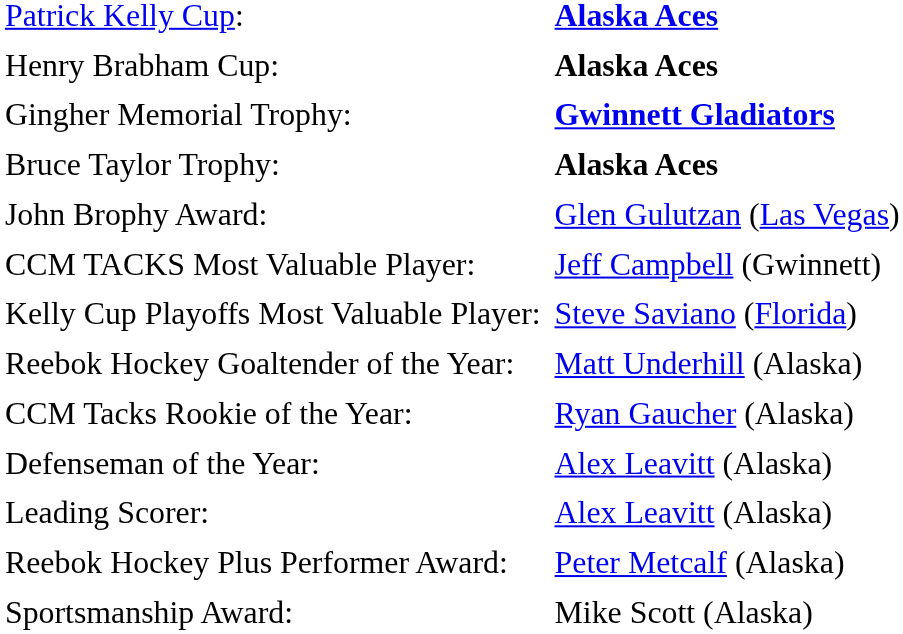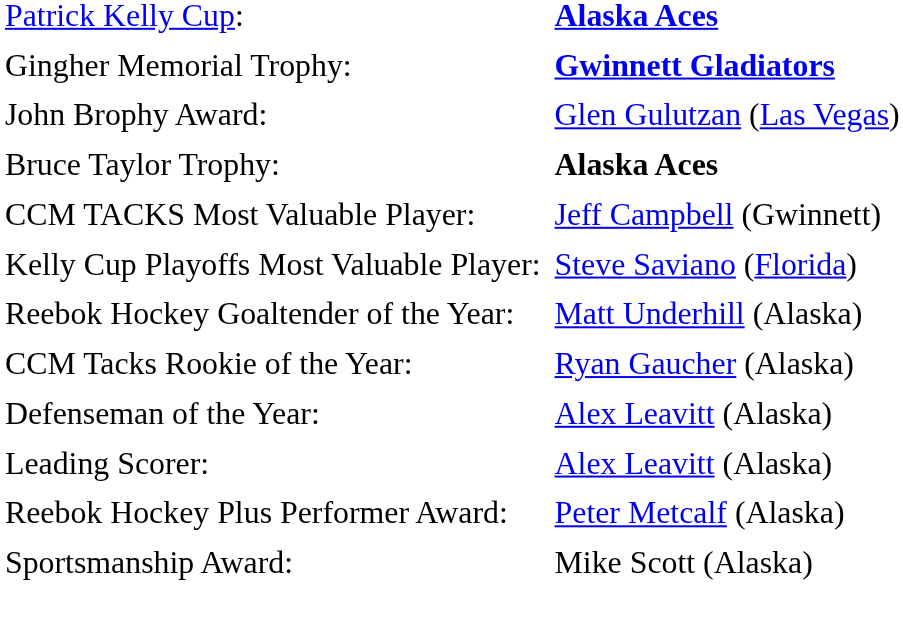- row: (142, 65)
rows swapped: (142, 164) <-> (136, 214)
